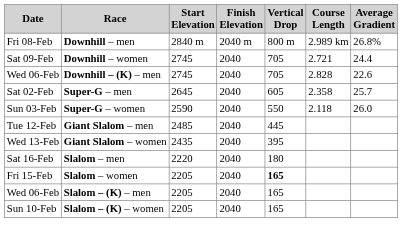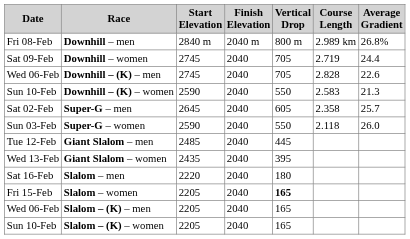(320, 58) 2.721 -> (328, 58) 2.719
+ row: (119, 91)
